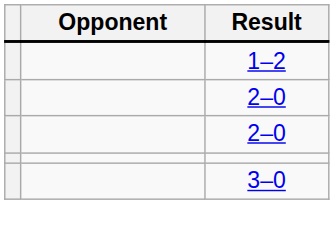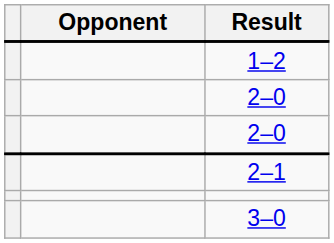+ row: (13, 172)
